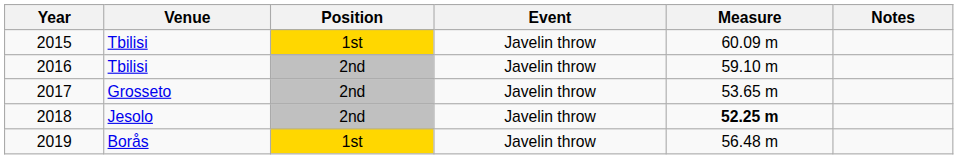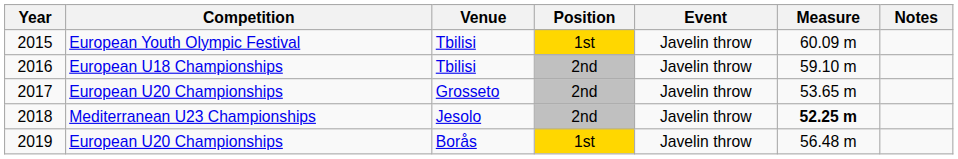+ column: (249, 17)
